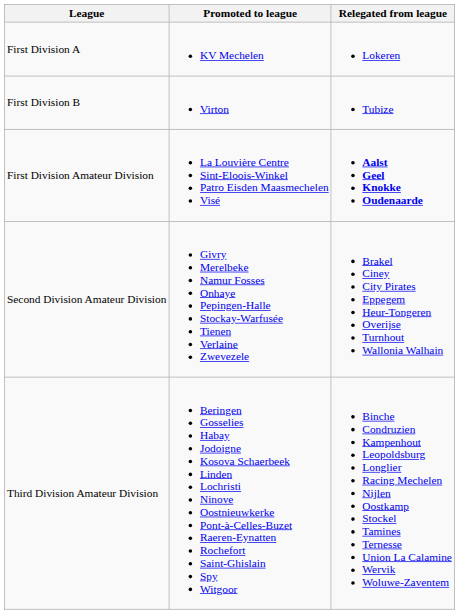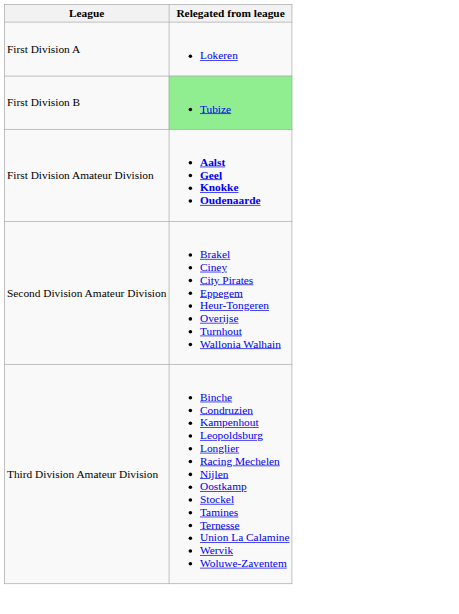- column: (250, 13)
(393, 109) no background -> (231, 109) lightgreen background
